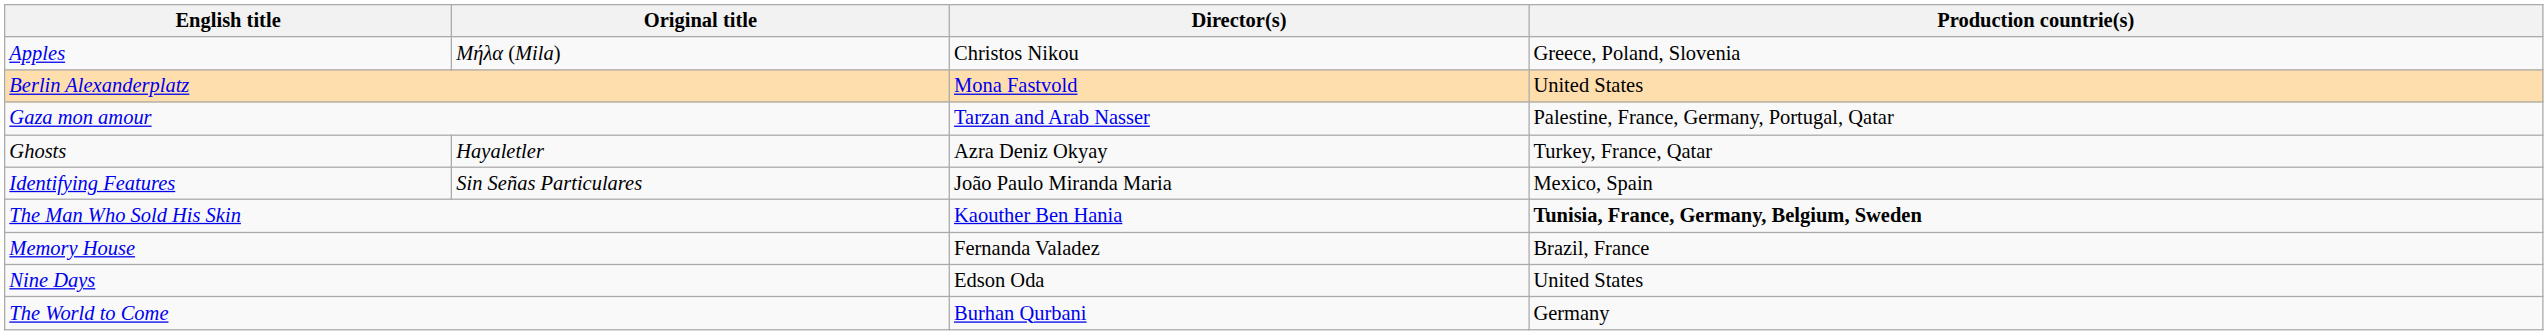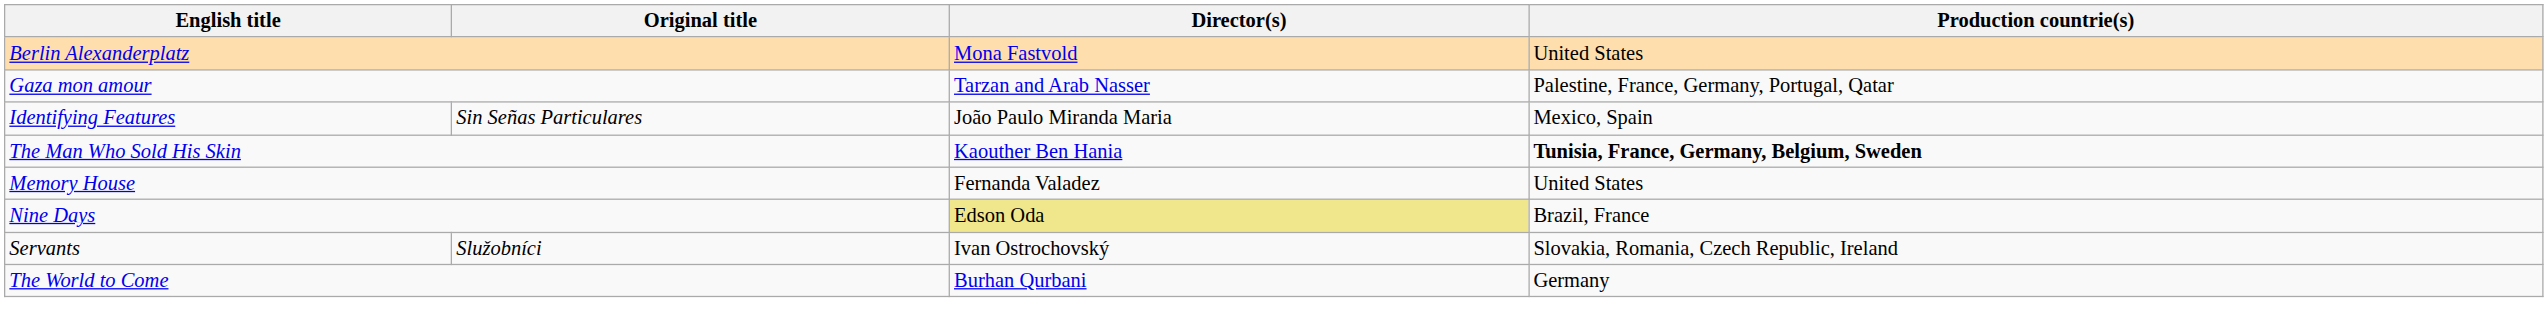- row: (37, 53)
- row: (38, 150)
(1591, 248) Brazil, France -> (1588, 183) United States
(999, 280) no background -> (999, 215) khaki background
(1588, 280) United States -> (1591, 215) Brazil, France
+ row: (45, 248)
